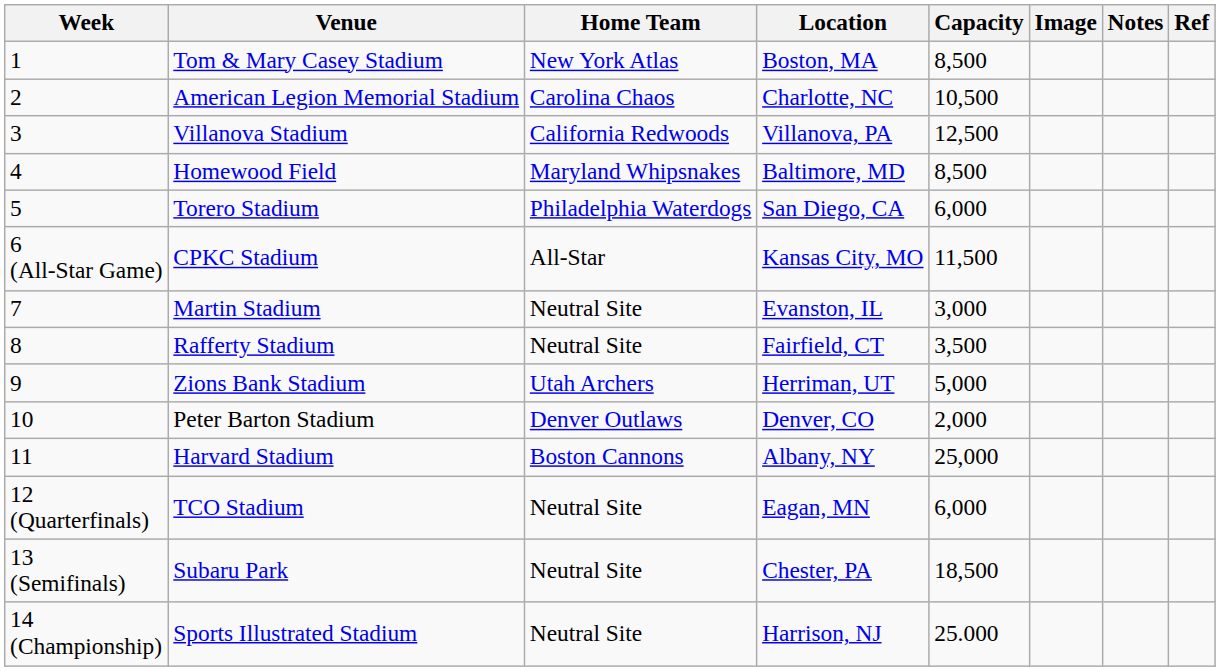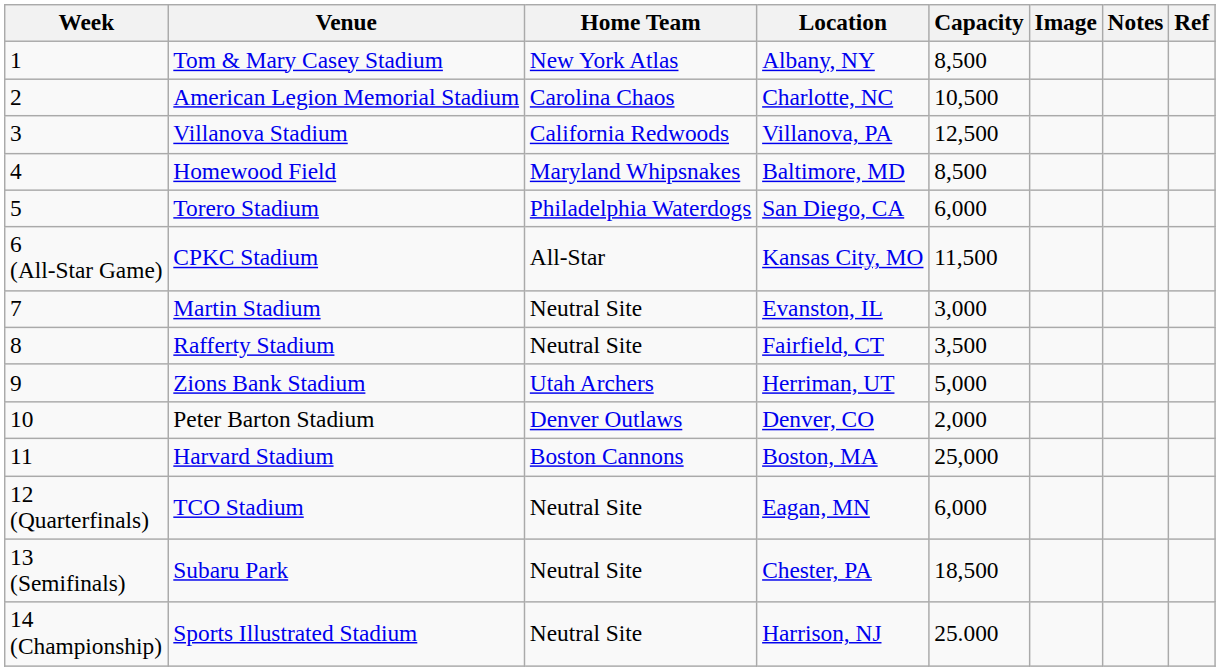(820, 60) Boston, MA -> (818, 60) Albany, NY
(818, 456) Albany, NY -> (820, 456) Boston, MA
